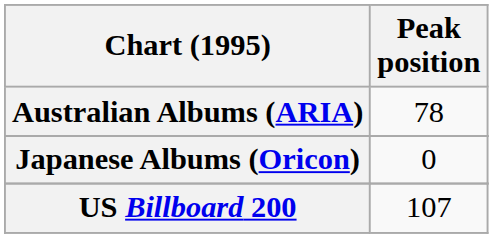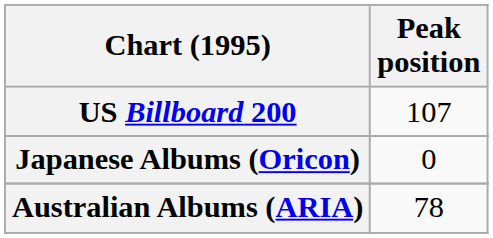rows swapped: (188, 111) <-> (188, 207)
